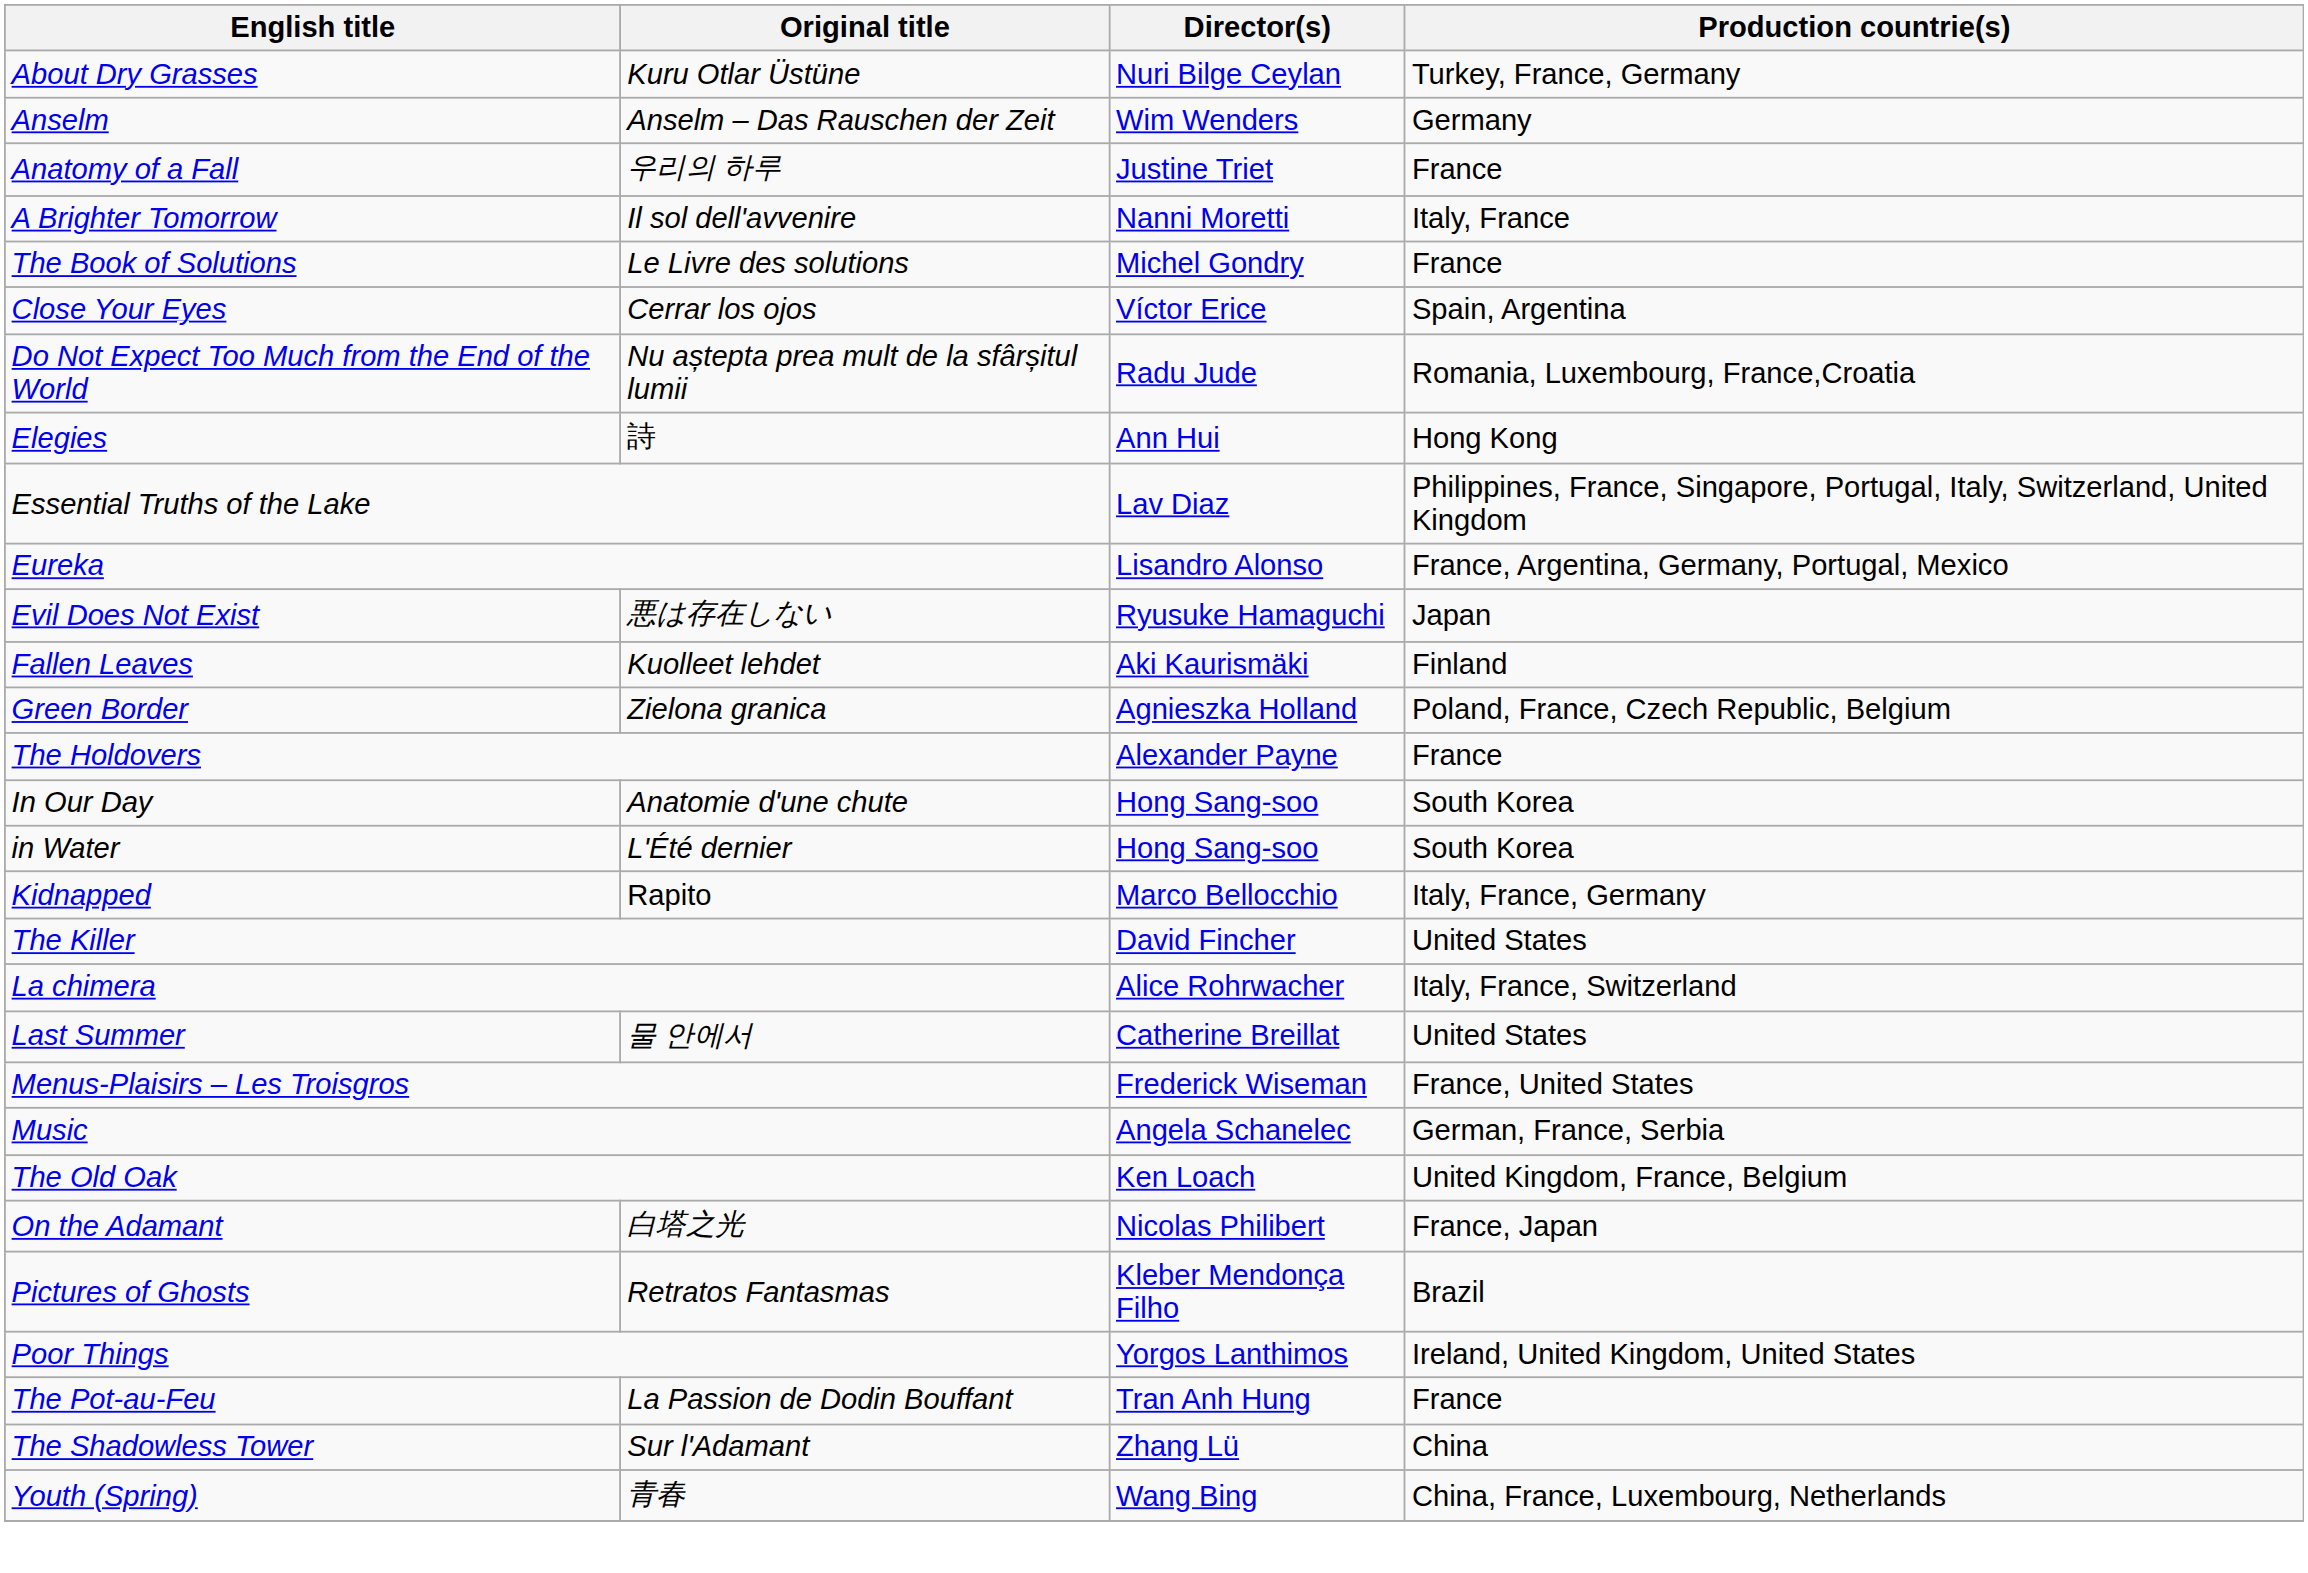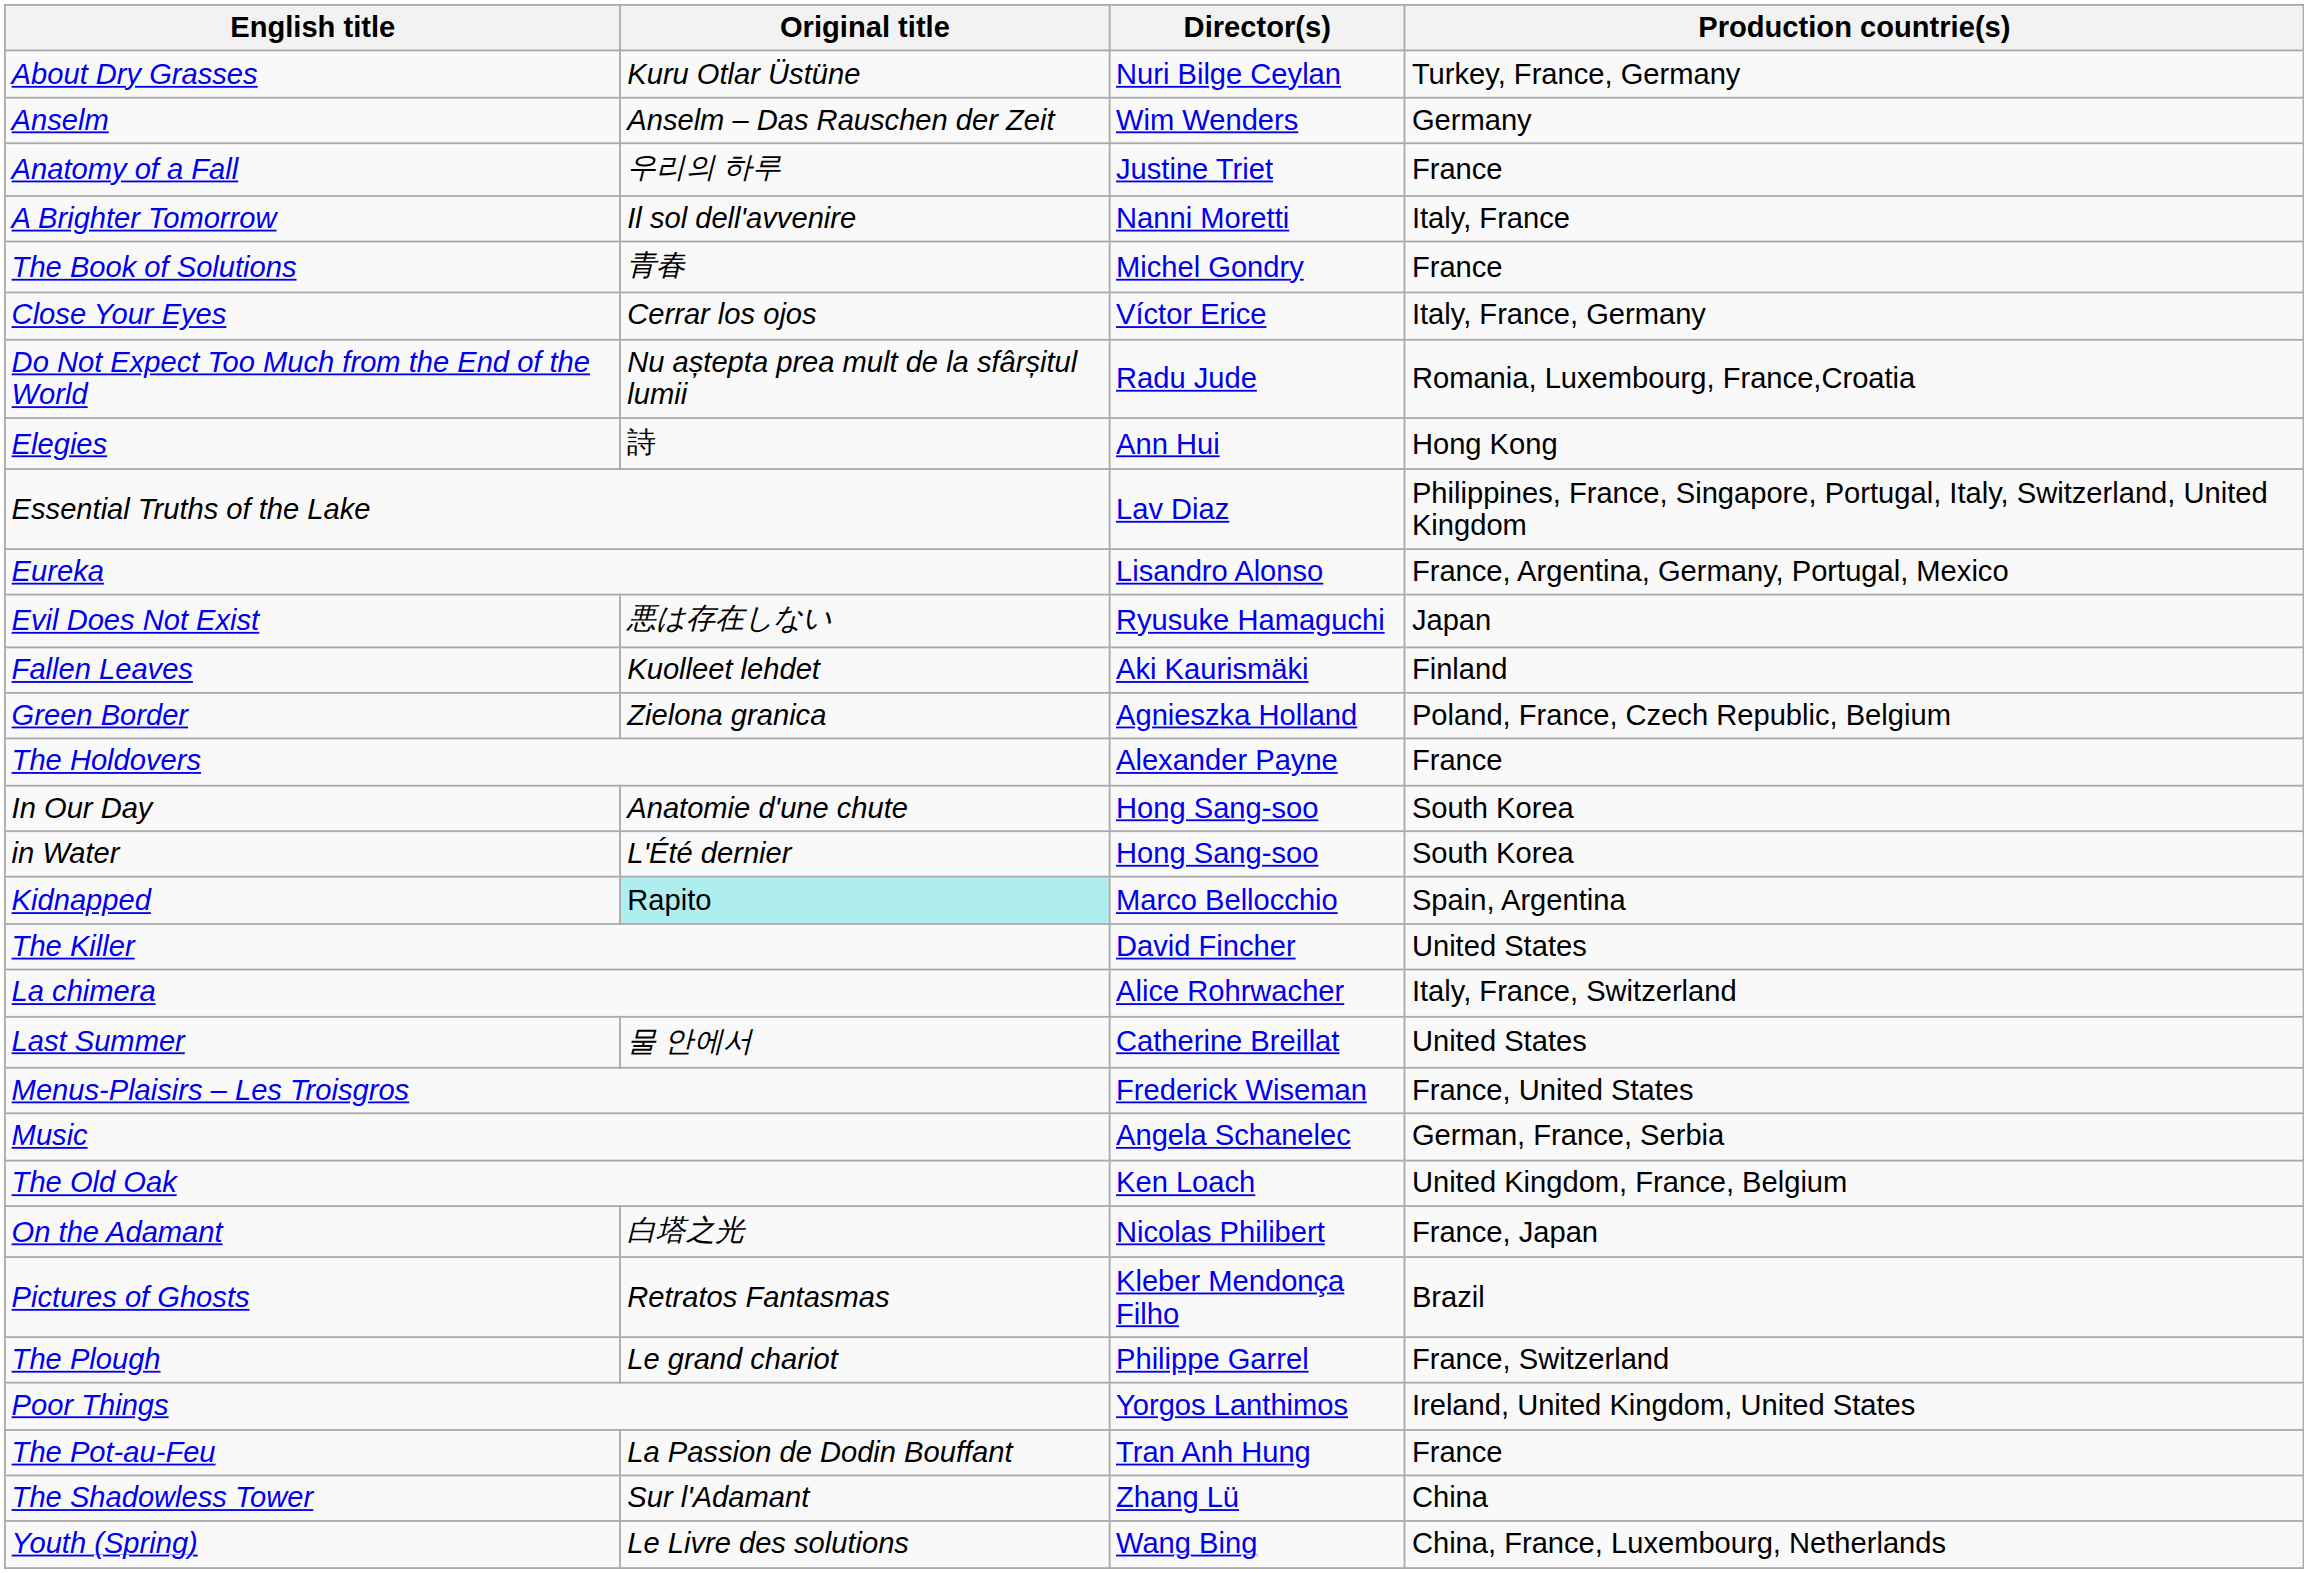(768, 263) Le Livre des solutions -> (656, 265) 青春
(1519, 310) Spain, Argentina -> (1559, 315) Italy, France, Germany
(669, 894) no background -> (669, 900) paleturquoise background
(1559, 894) Italy, France, Germany -> (1519, 900) Spain, Argentina
+ row: (86, 1359)
(656, 1494) 青春 -> (768, 1544) Le Livre des solutions
